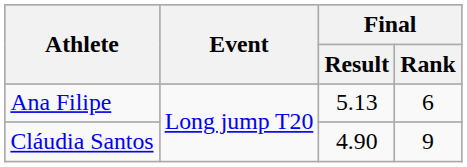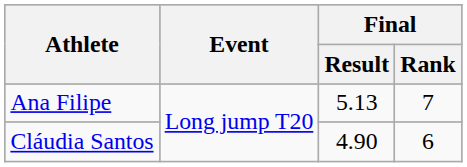(428, 102) 6 -> (428, 102) 7
(428, 142) 9 -> (428, 142) 6
